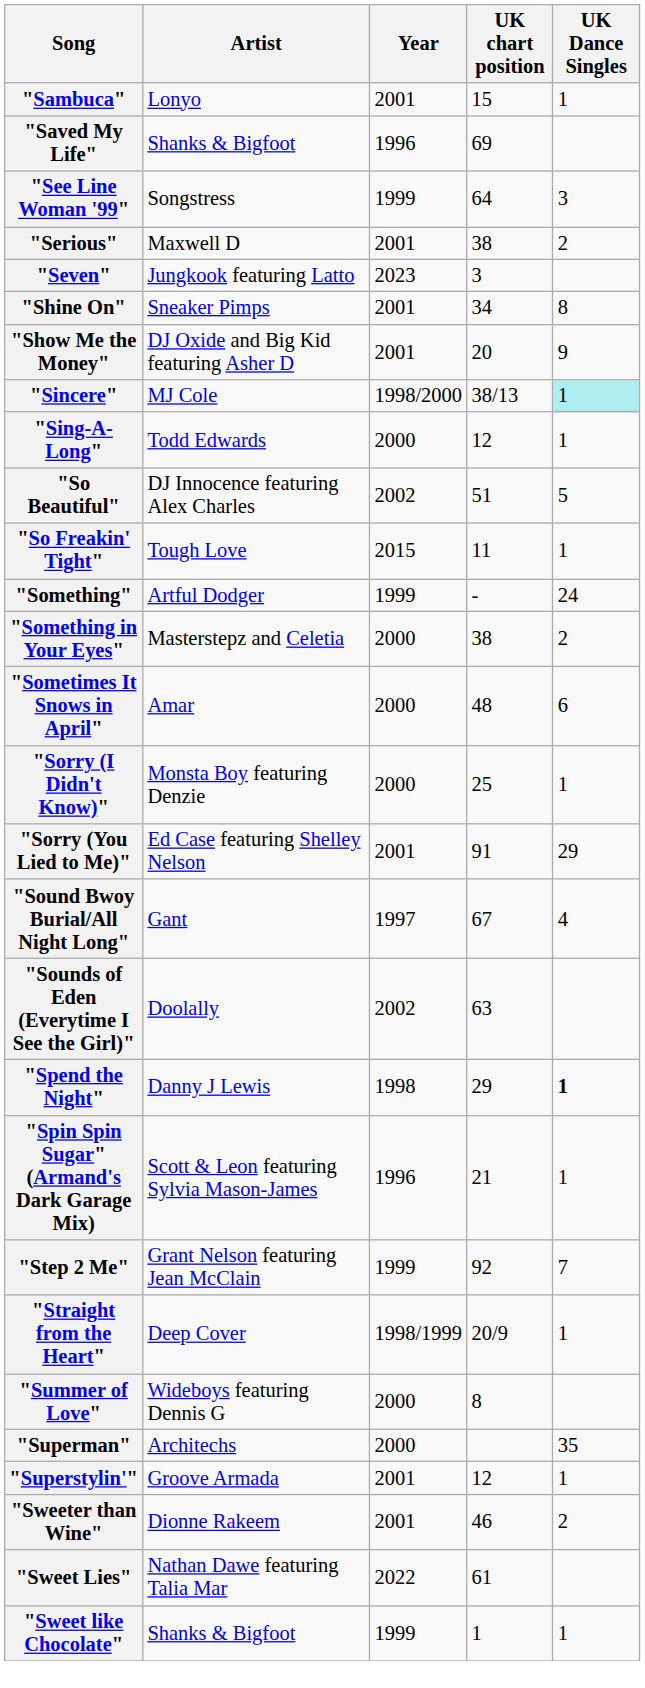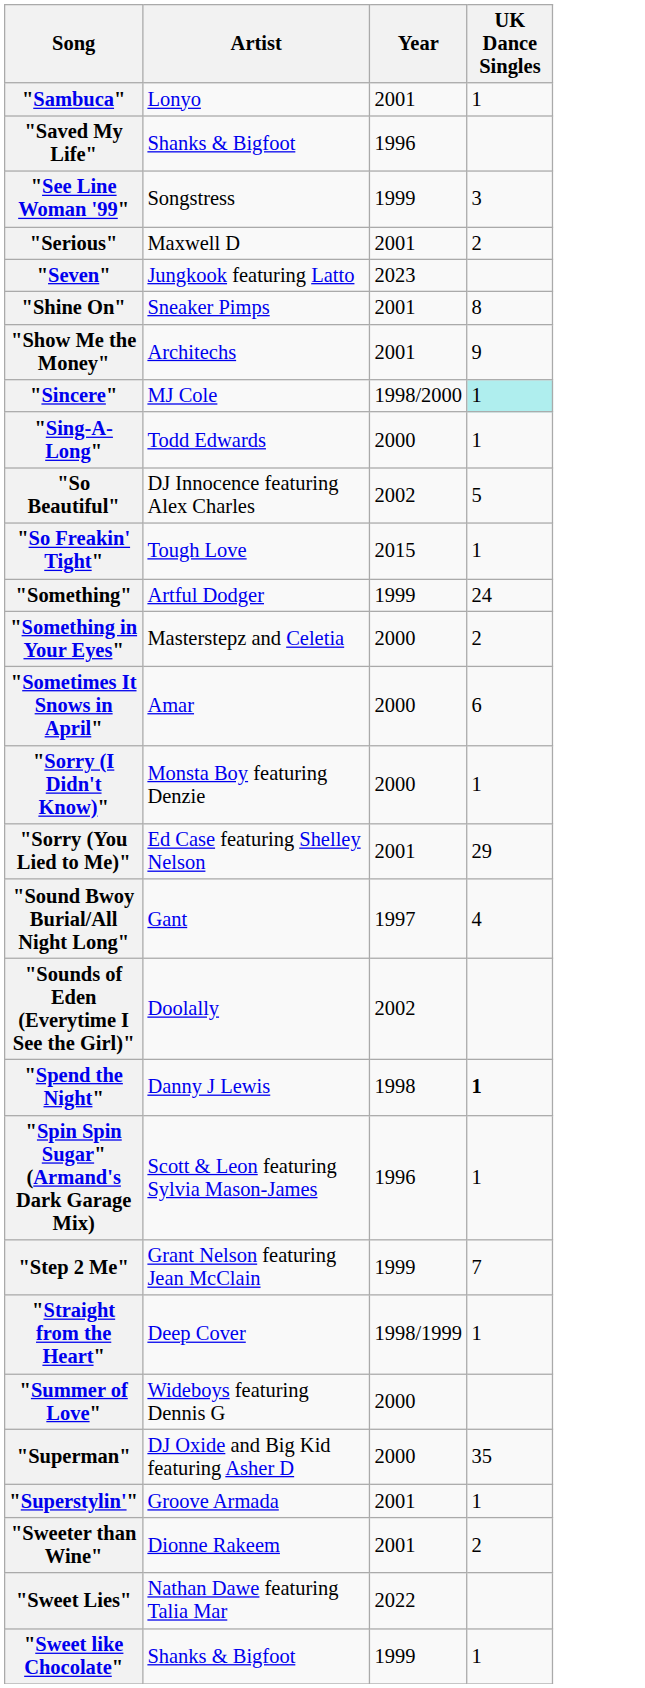- column: (510, 43)
(239, 351) DJ Oxide and Big Kid featuring Asher D -> (192, 351) Architechs
(192, 1445) Architechs -> (239, 1456) DJ Oxide and Big Kid featuring Asher D
